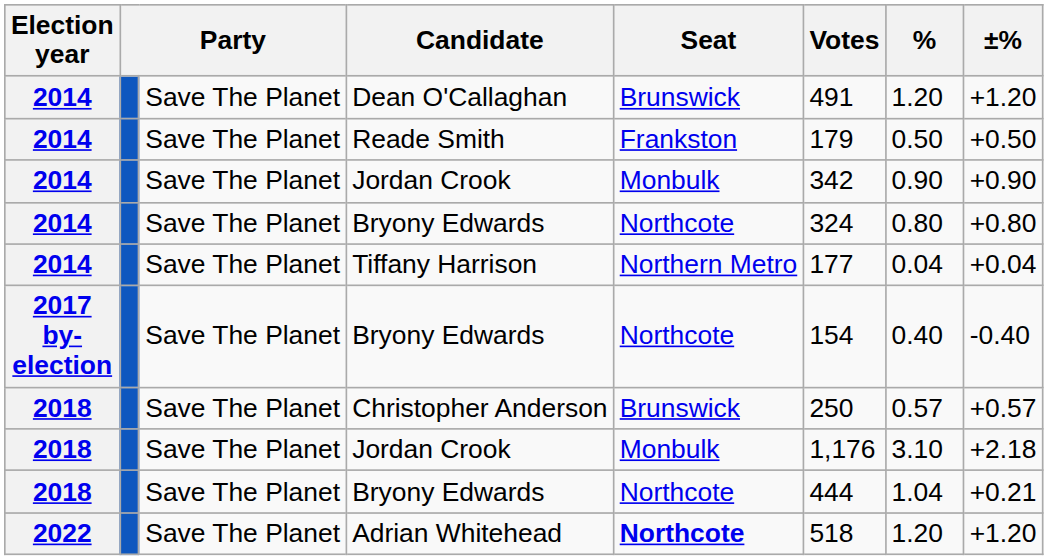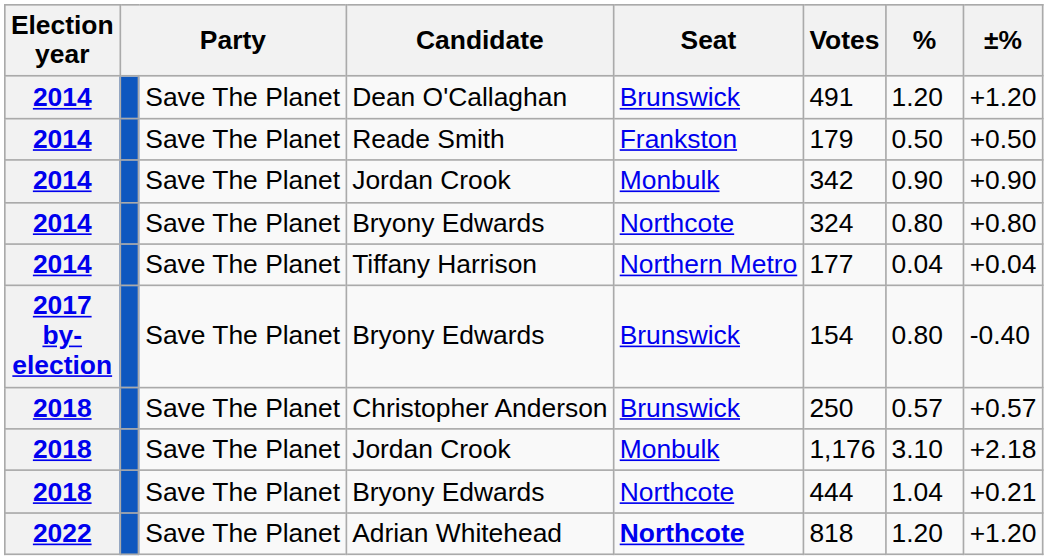(677, 336) Northcote -> (680, 336) Brunswick
(917, 336) 0.40 -> (917, 336) 0.80
(831, 533) 518 -> (831, 533) 818
